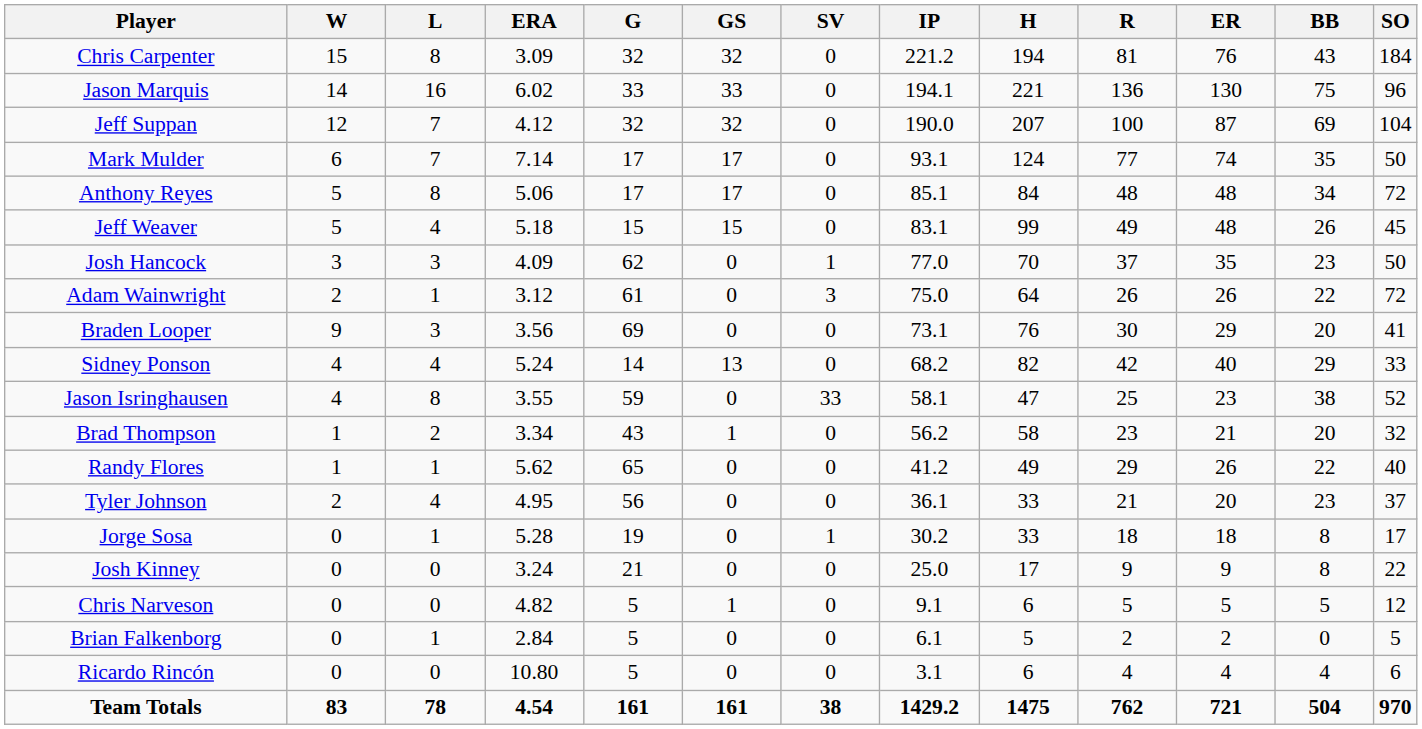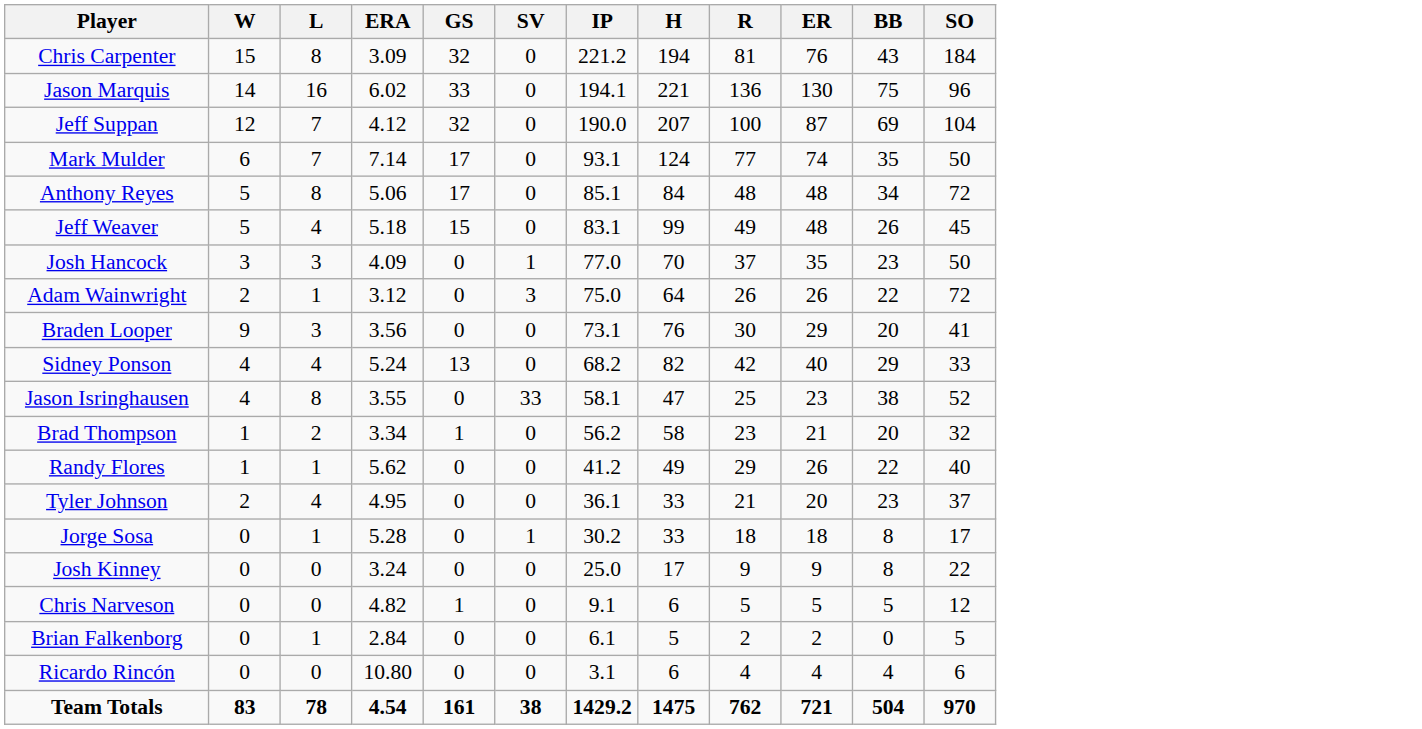- column: (633, 21)
